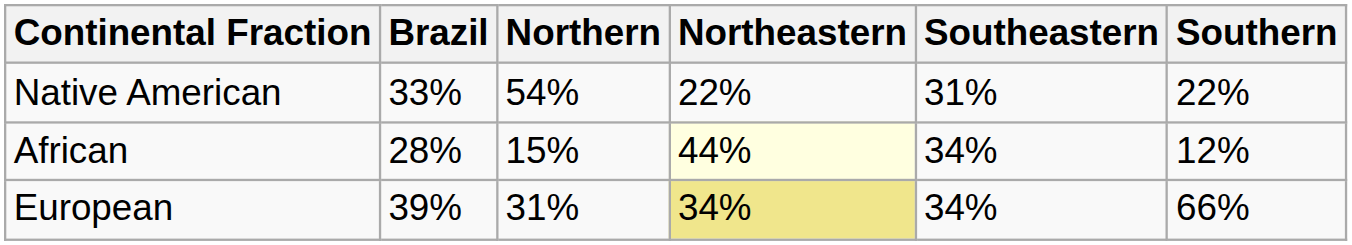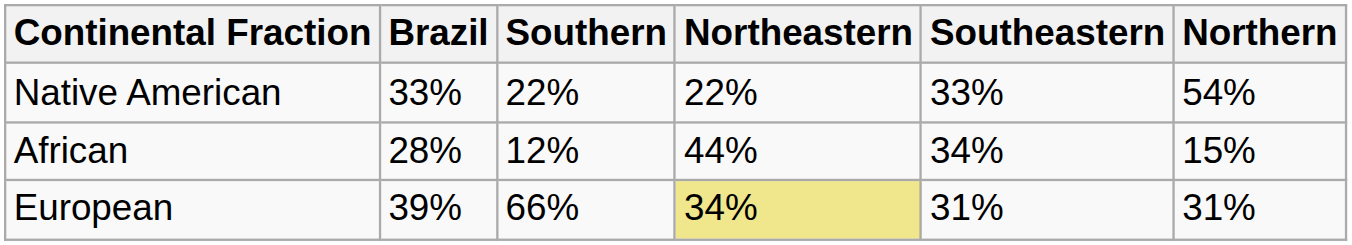columns swapped: (583, 33) <-> (1257, 33)
(961, 92) 31% -> (967, 92) 33%
(715, 150) lightyellow background -> (721, 150) no background
(961, 208) 34% -> (967, 208) 31%
